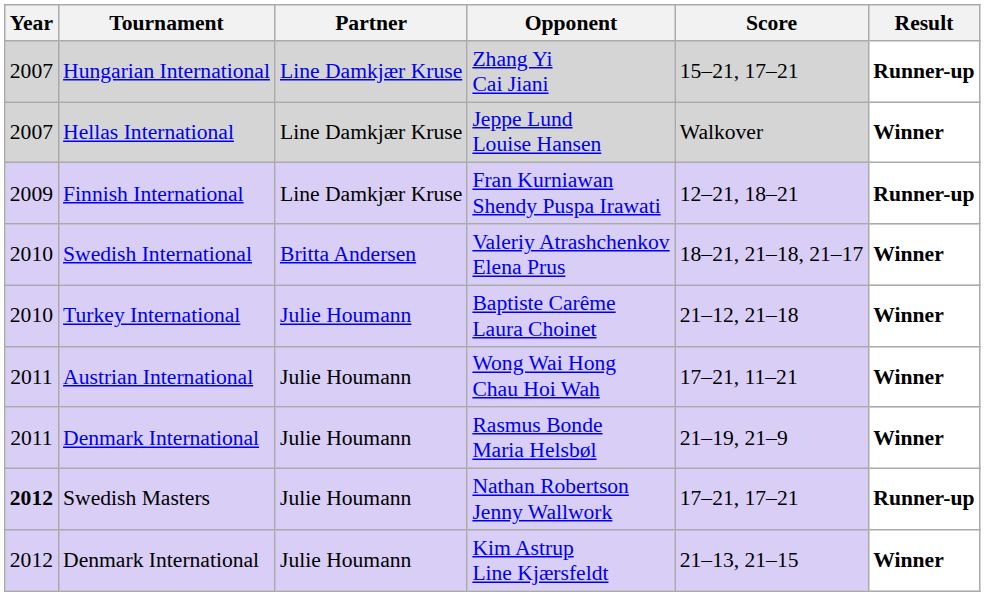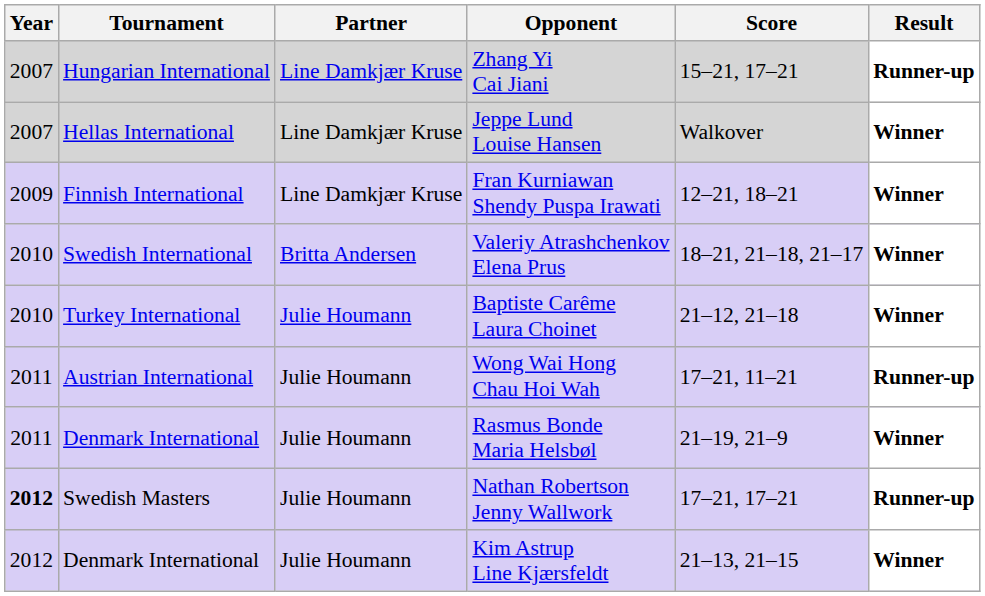(924, 193) Runner-up -> (909, 193) Winner
(909, 376) Winner -> (924, 376) Runner-up
